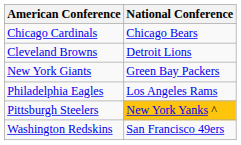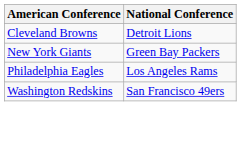- row: (52, 33)
- row: (53, 110)
